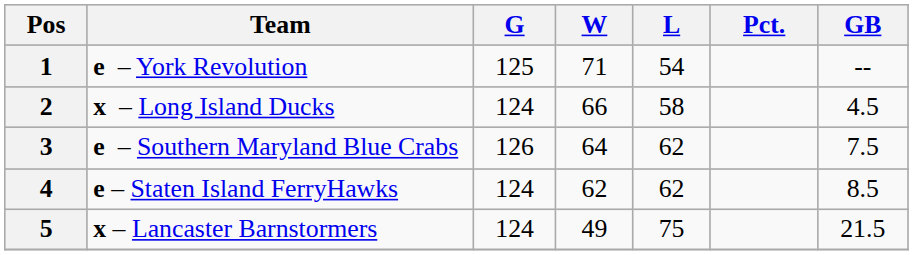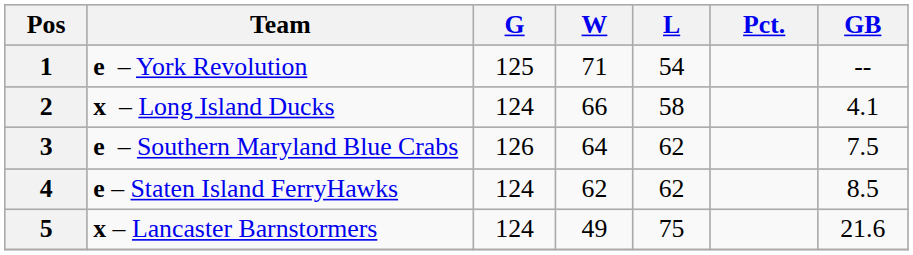(863, 106) 4.5 -> (863, 106) 4.1
(863, 229) 21.5 -> (863, 229) 21.6
